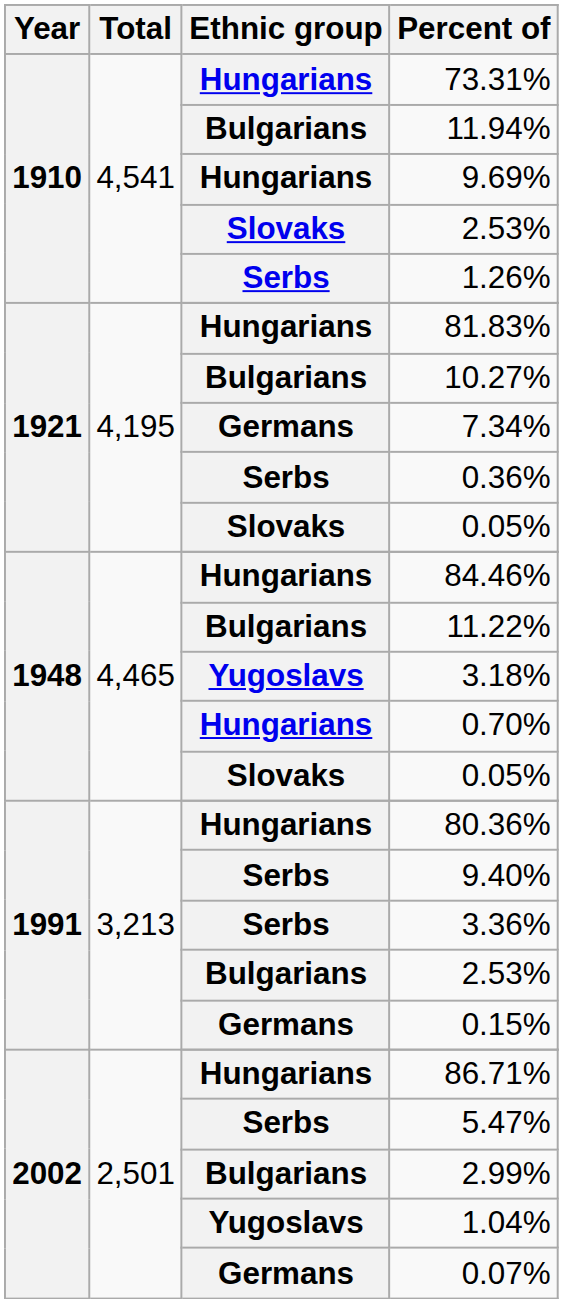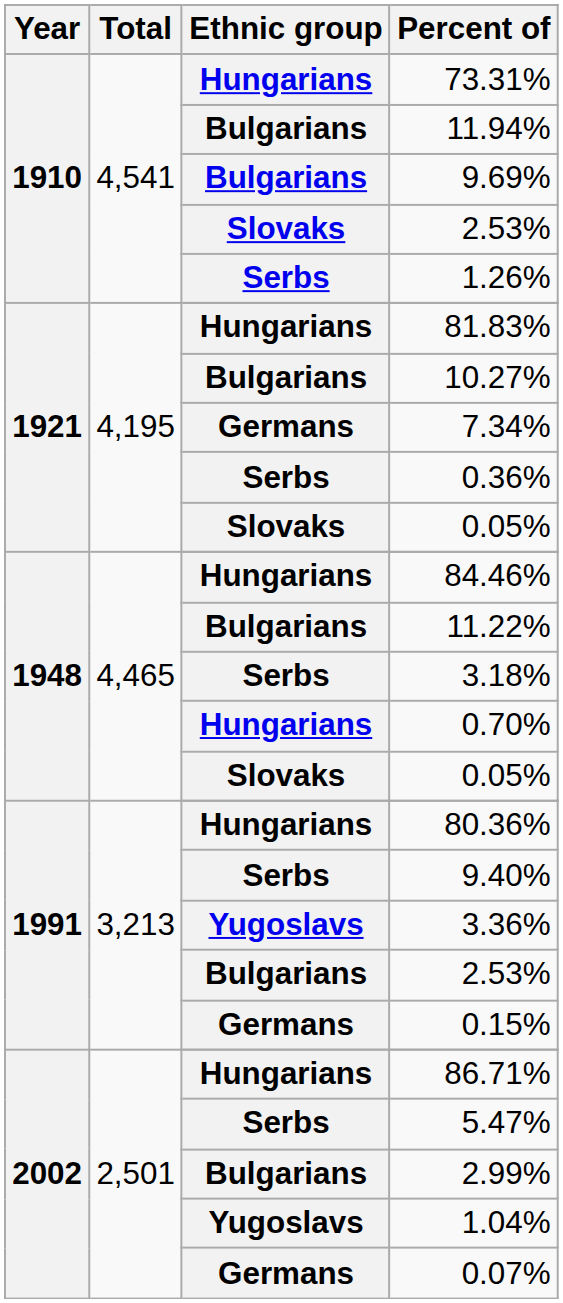(286, 178) Hungarians -> (286, 178) Bulgarians
(286, 675) Yugoslavs -> (286, 675) Serbs
(286, 924) Serbs -> (286, 924) Yugoslavs
